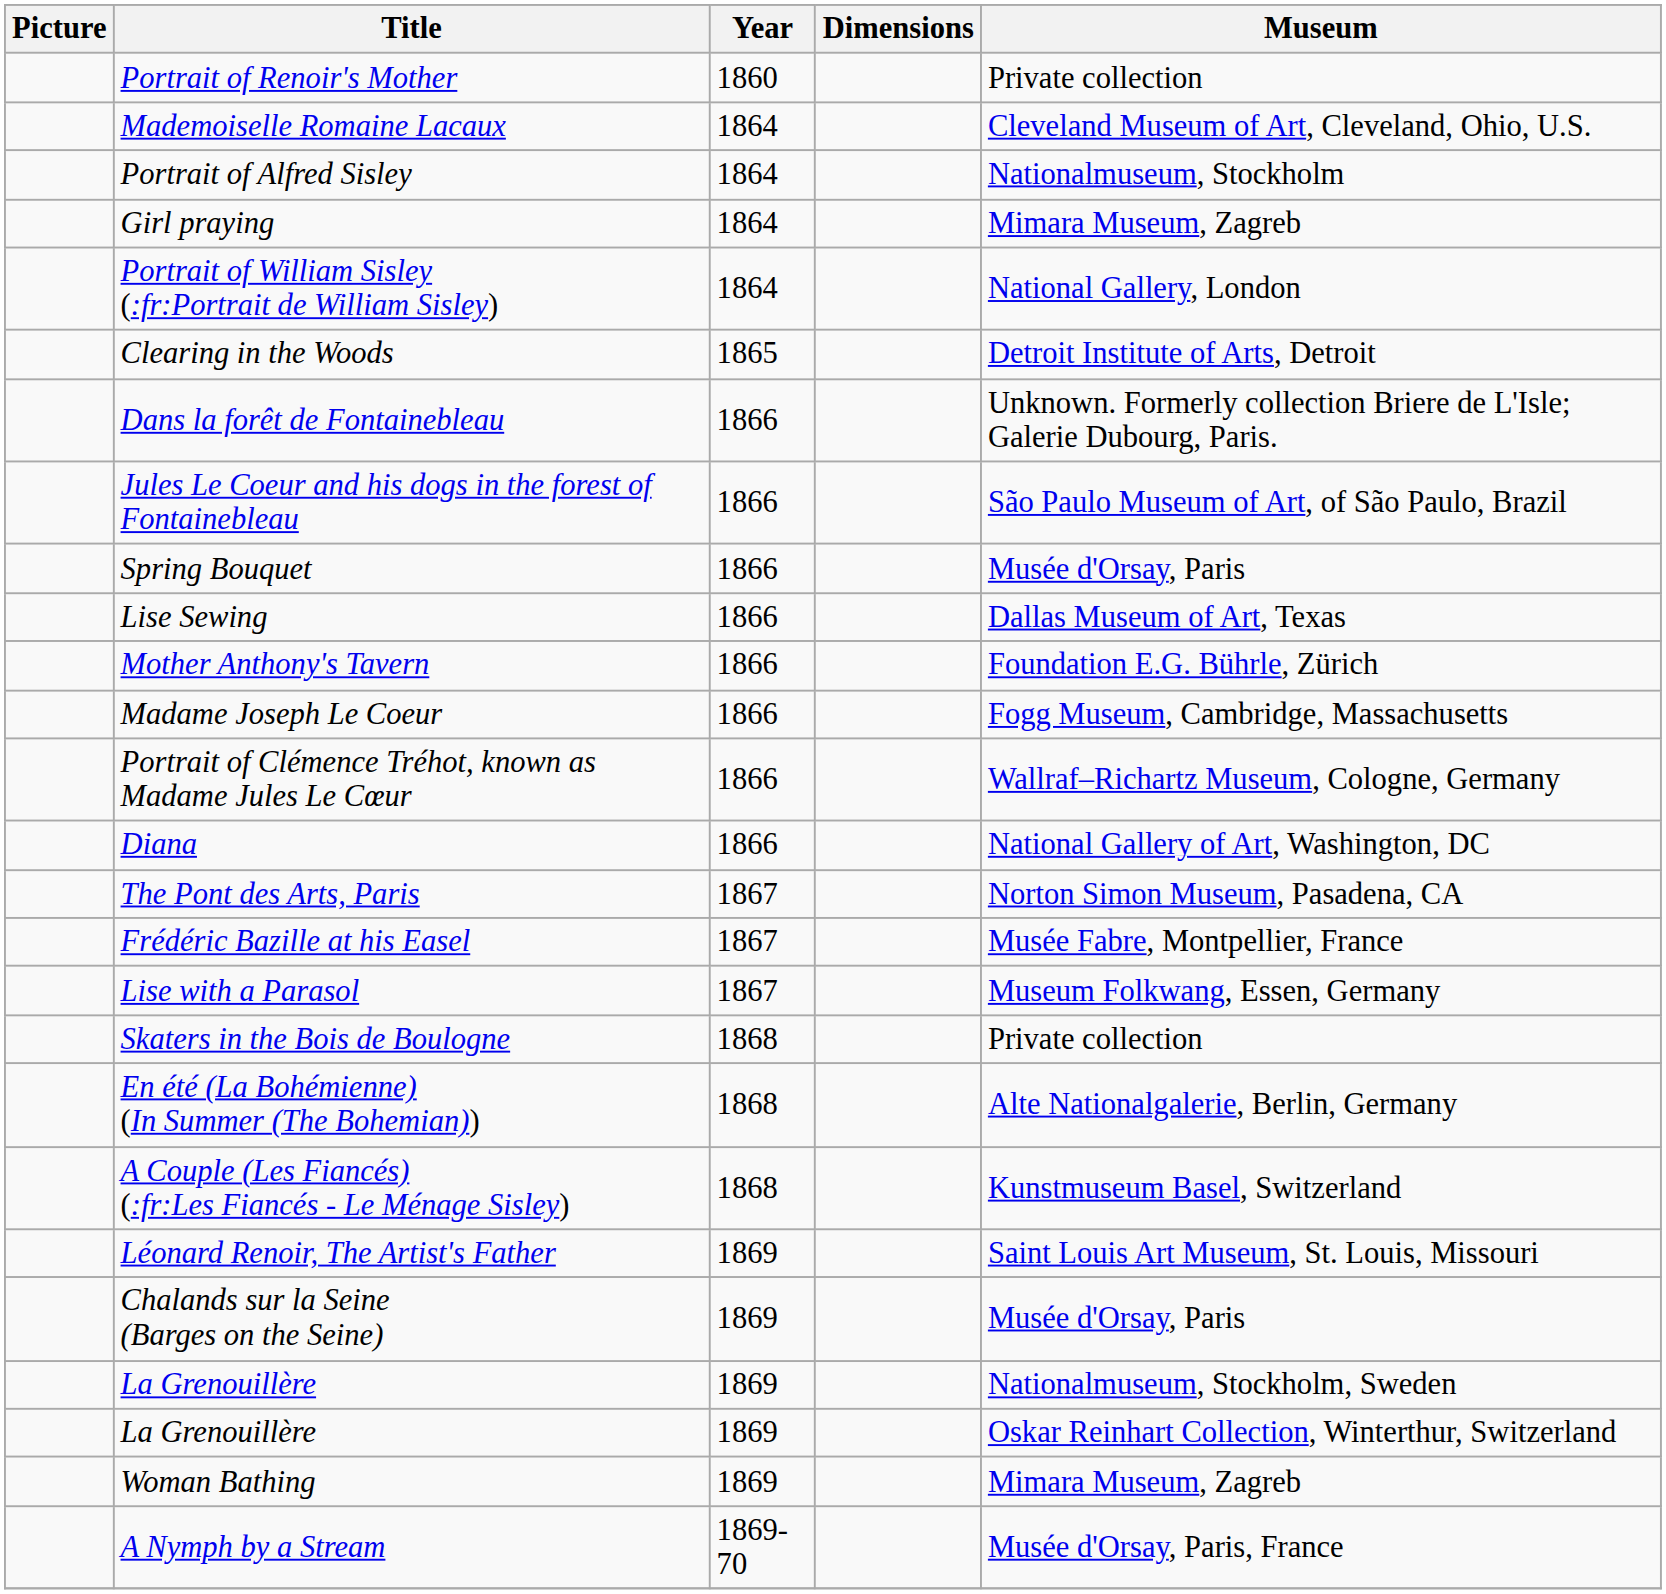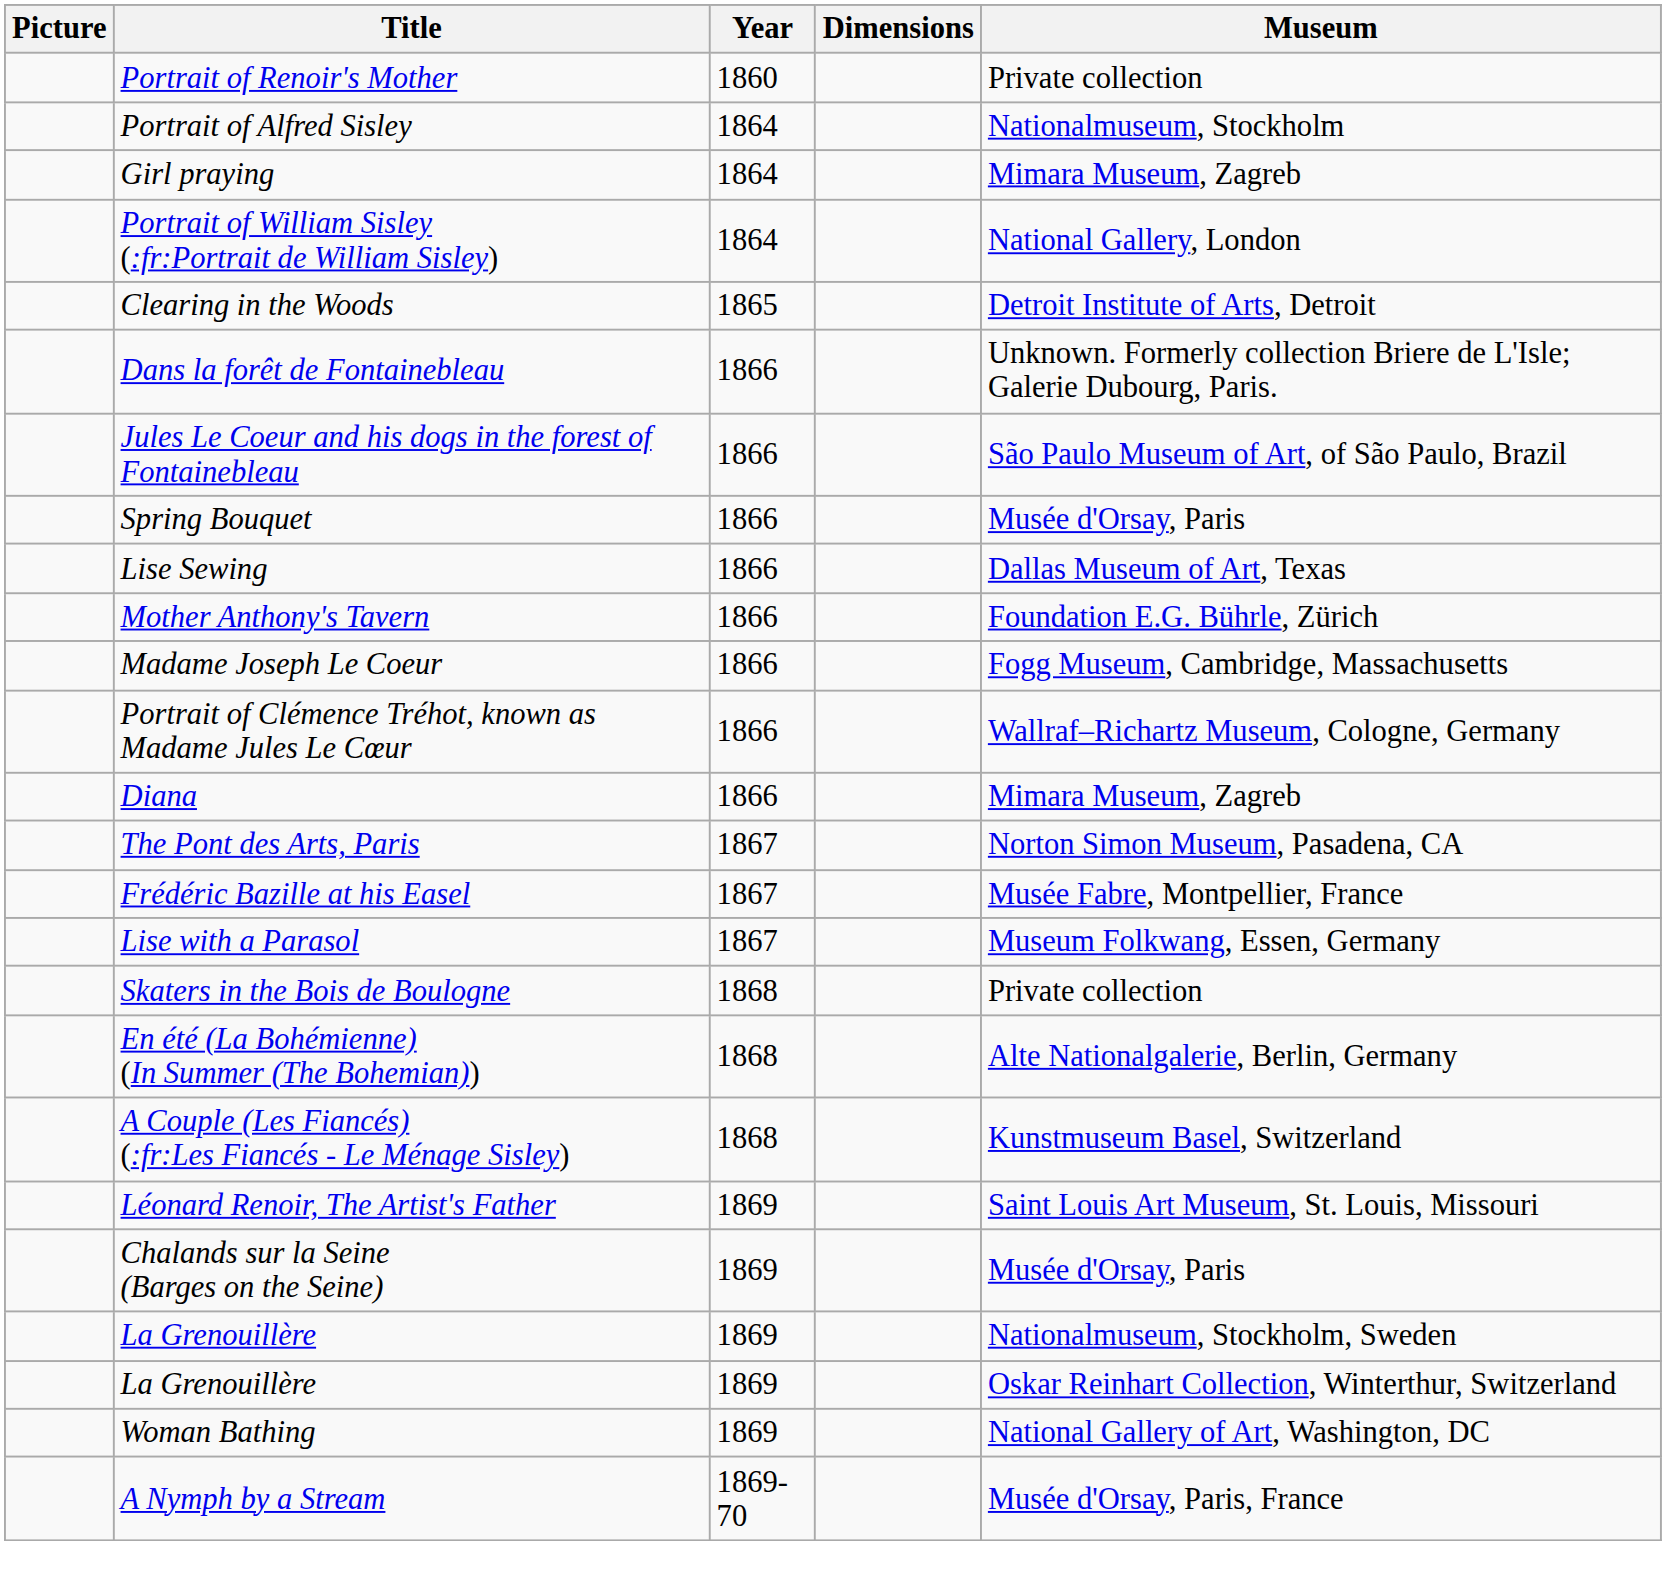- row: (313, 125)
(1239, 844) National Gallery of Art, Washington, DC -> (1144, 796) Mimara Museum, Zagreb
(1144, 1481) Mimara Museum, Zagreb -> (1239, 1432) National Gallery of Art, Washington, DC
